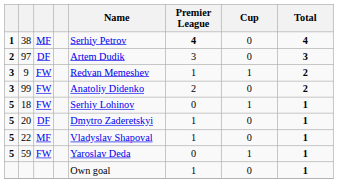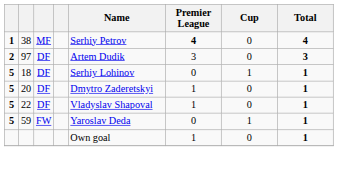- row: (11, 72)
- row: (11, 89)
(44, 105) FW -> (44, 72) DF
(44, 137) MF -> (44, 105) DF
